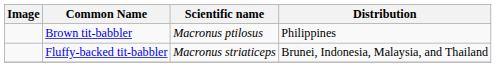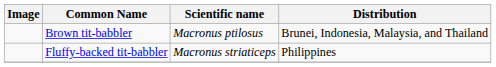(309, 33) Philippines -> (385, 33) Brunei, Indonesia, Malaysia, and Thailand
(385, 52) Brunei, Indonesia, Malaysia, and Thailand -> (309, 52) Philippines
